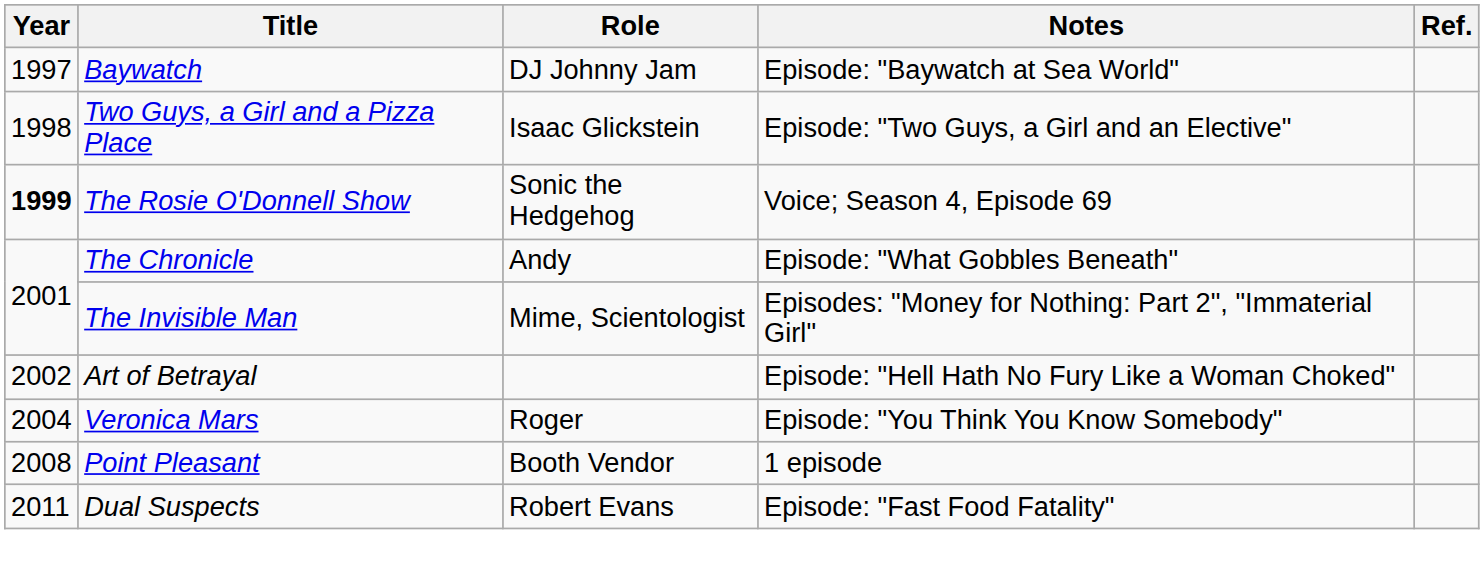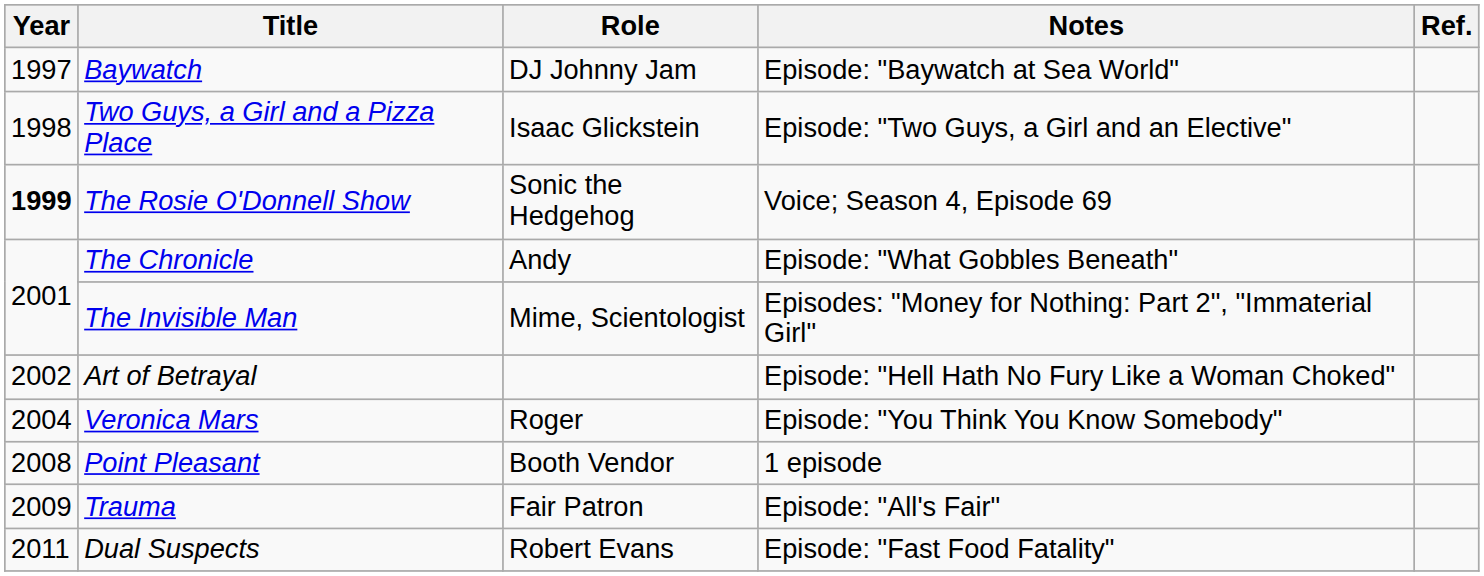+ row: (130, 506)
